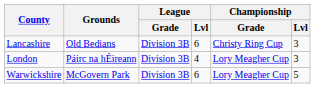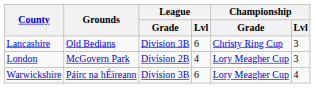(101, 59) Páirc na hÉireann -> (98, 59) McGovern Park
(165, 59) Division 3B -> (165, 59) Division 2B
(98, 75) McGovern Park -> (101, 75) Páirc na hÉireann
(296, 75) 5 -> (296, 75) 4
